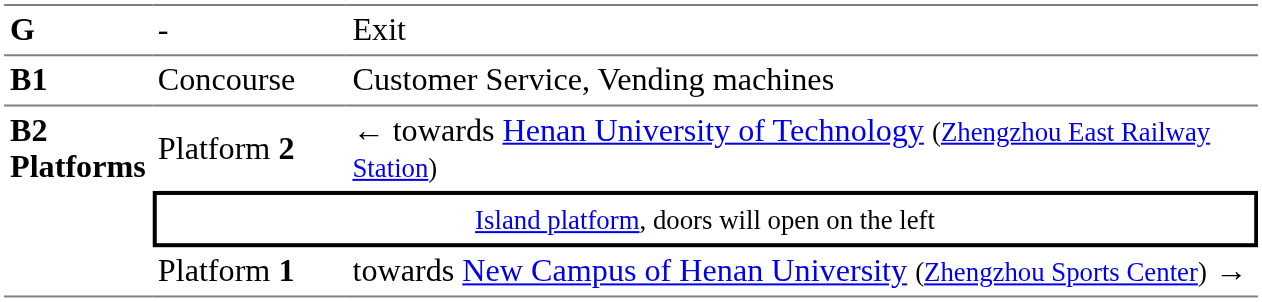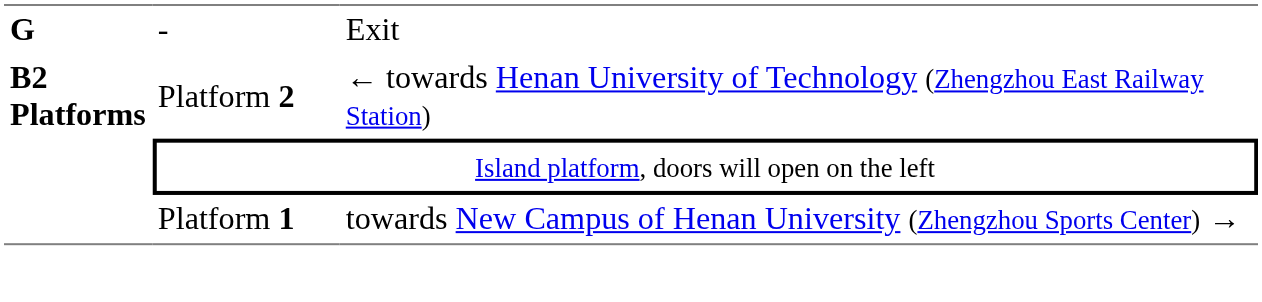- row: (227, 79)
